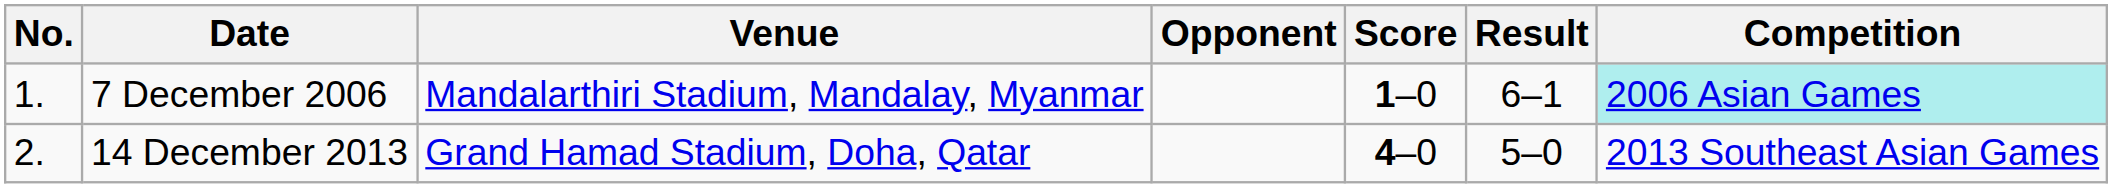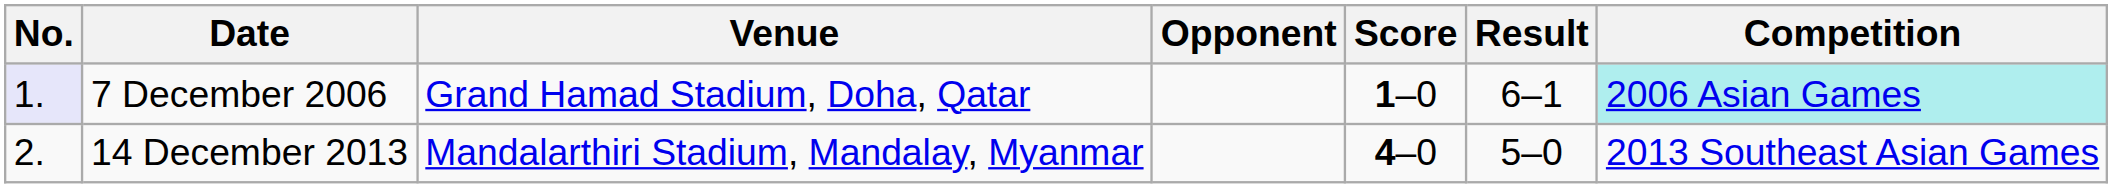(29, 93) no background -> (29, 93) lavender background
(784, 93) Mandalarthiri Stadium, Mandalay, Myanmar -> (728, 93) Grand Hamad Stadium, Doha, Qatar
(728, 152) Grand Hamad Stadium, Doha, Qatar -> (784, 152) Mandalarthiri Stadium, Mandalay, Myanmar
